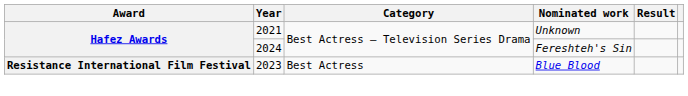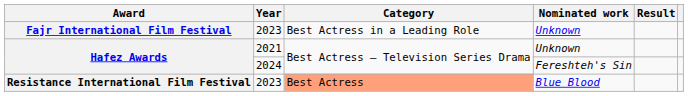+ row: (129, 30)
(325, 65) no background -> (325, 83) lightsalmon background
